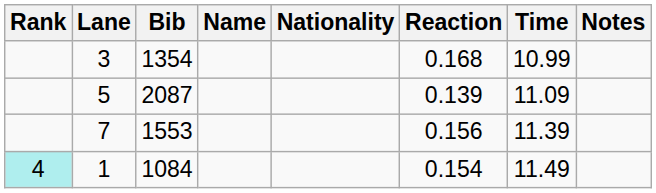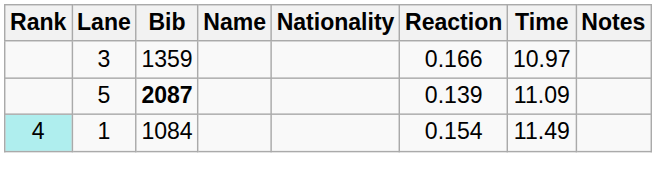(167, 59) 1354 -> (167, 59) 1359
(454, 59) 0.168 -> (454, 59) 0.166
(542, 59) 10.99 -> (542, 59) 10.97
(167, 95) normal -> (167, 95) bold
- row: (104, 132)
